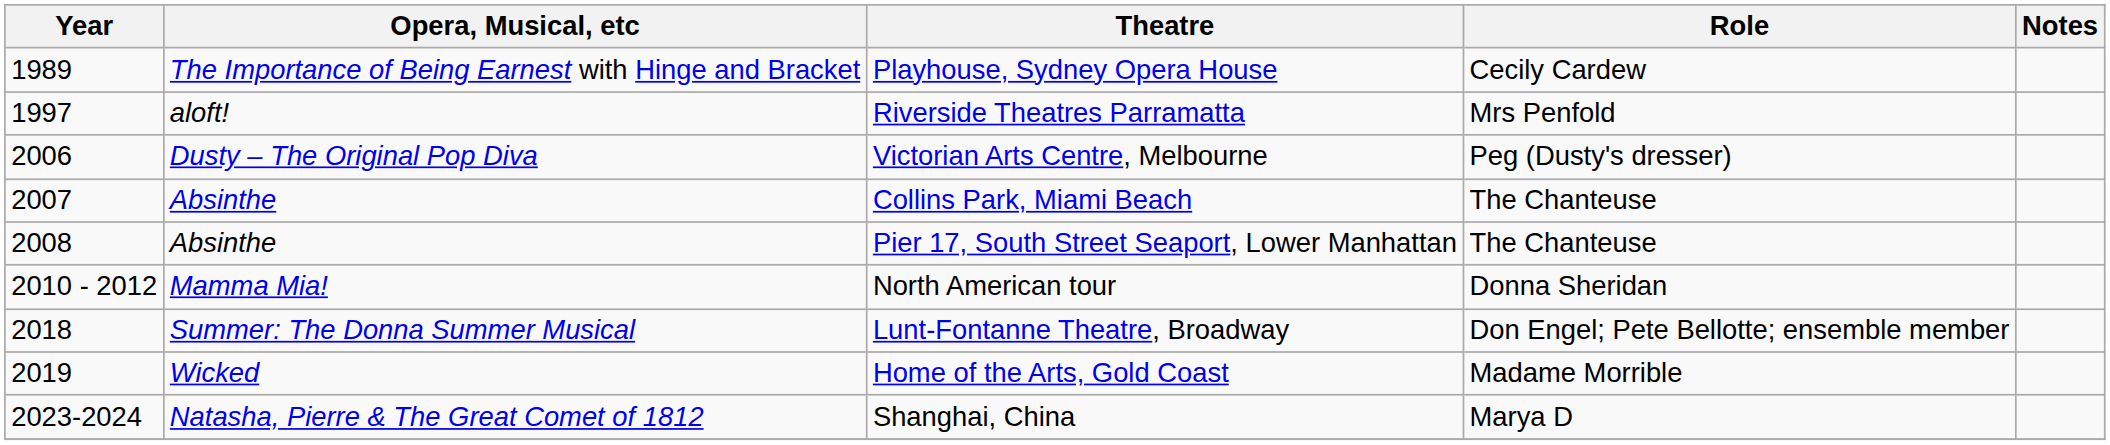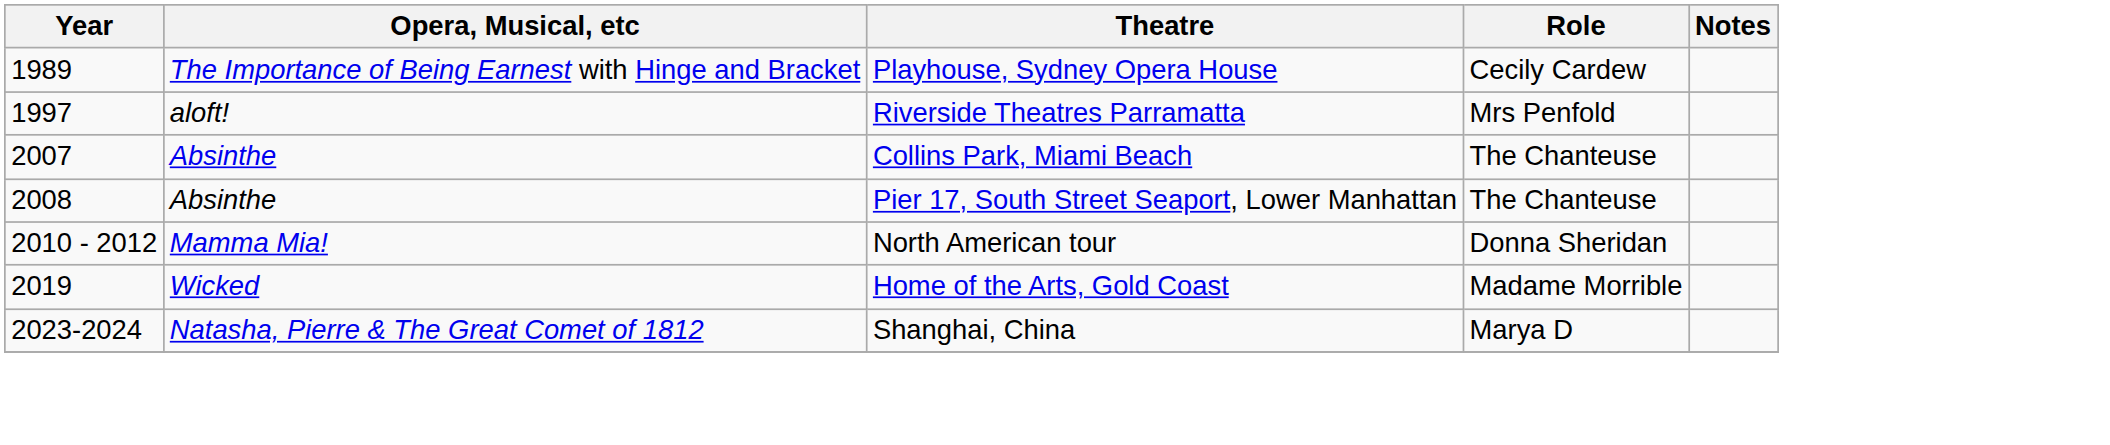- row: (1070, 156)
- row: (1081, 329)
